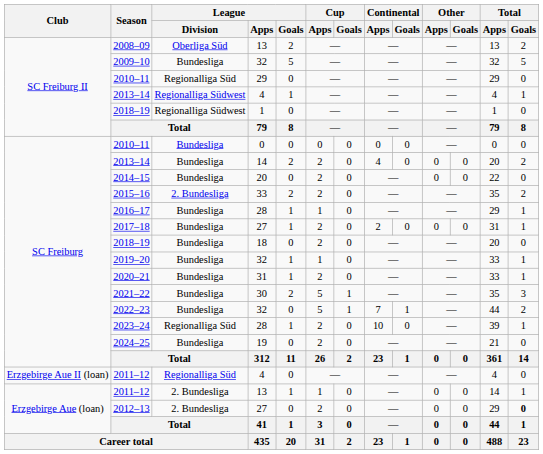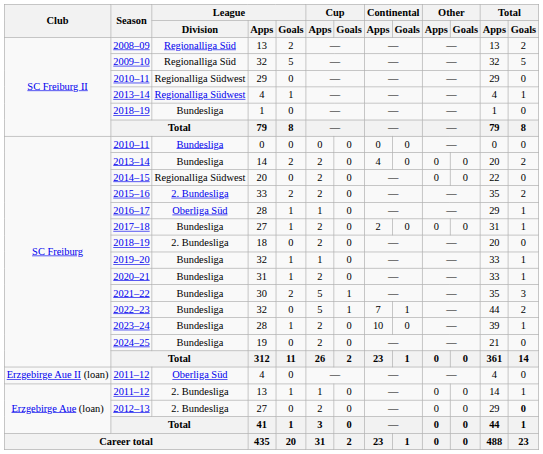(200, 45) Oberliga Süd -> (200, 45) Regionalliga Süd
(200, 62) Bundesliga -> (200, 62) Regionalliga Süd
(200, 78) Regionalliga Süd -> (200, 78) Regionalliga Südwest
(200, 111) Regionalliga Südwest -> (200, 111) Bundesliga
(200, 177) Bundesliga -> (200, 177) Regionalliga Südwest
(200, 210) Bundesliga -> (200, 210) Oberliga Süd
(200, 243) Bundesliga -> (200, 243) 2. Bundesliga
(200, 326) Regionalliga Süd -> (200, 326) Bundesliga
(200, 375) Regionalliga Süd -> (200, 375) Oberliga Süd
